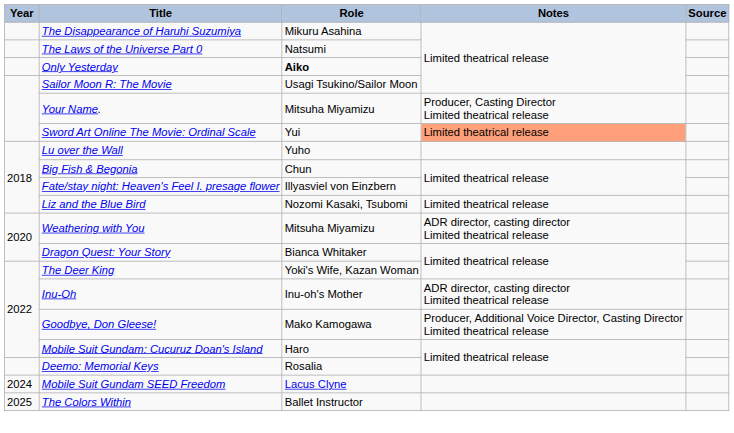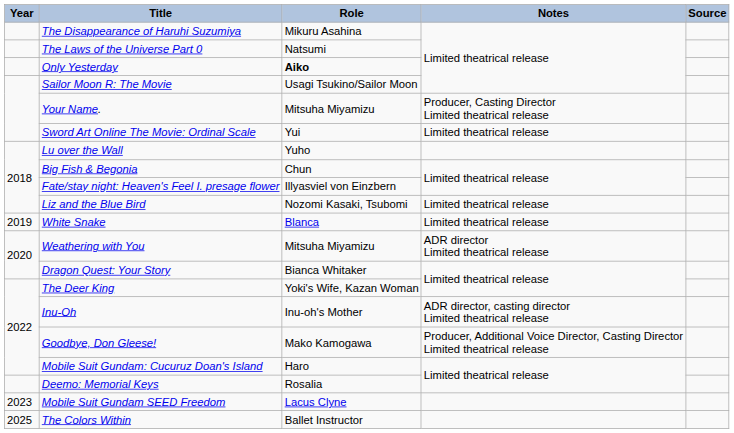(486, 133) lightsalmon background -> (486, 133) no background
+ row: (74, 222)
(497, 228) ADR director, casting director Limited theatrical release -> (486, 246) ADR director Limited theatrical release
(19, 384) 2024 -> (19, 402) 2023
